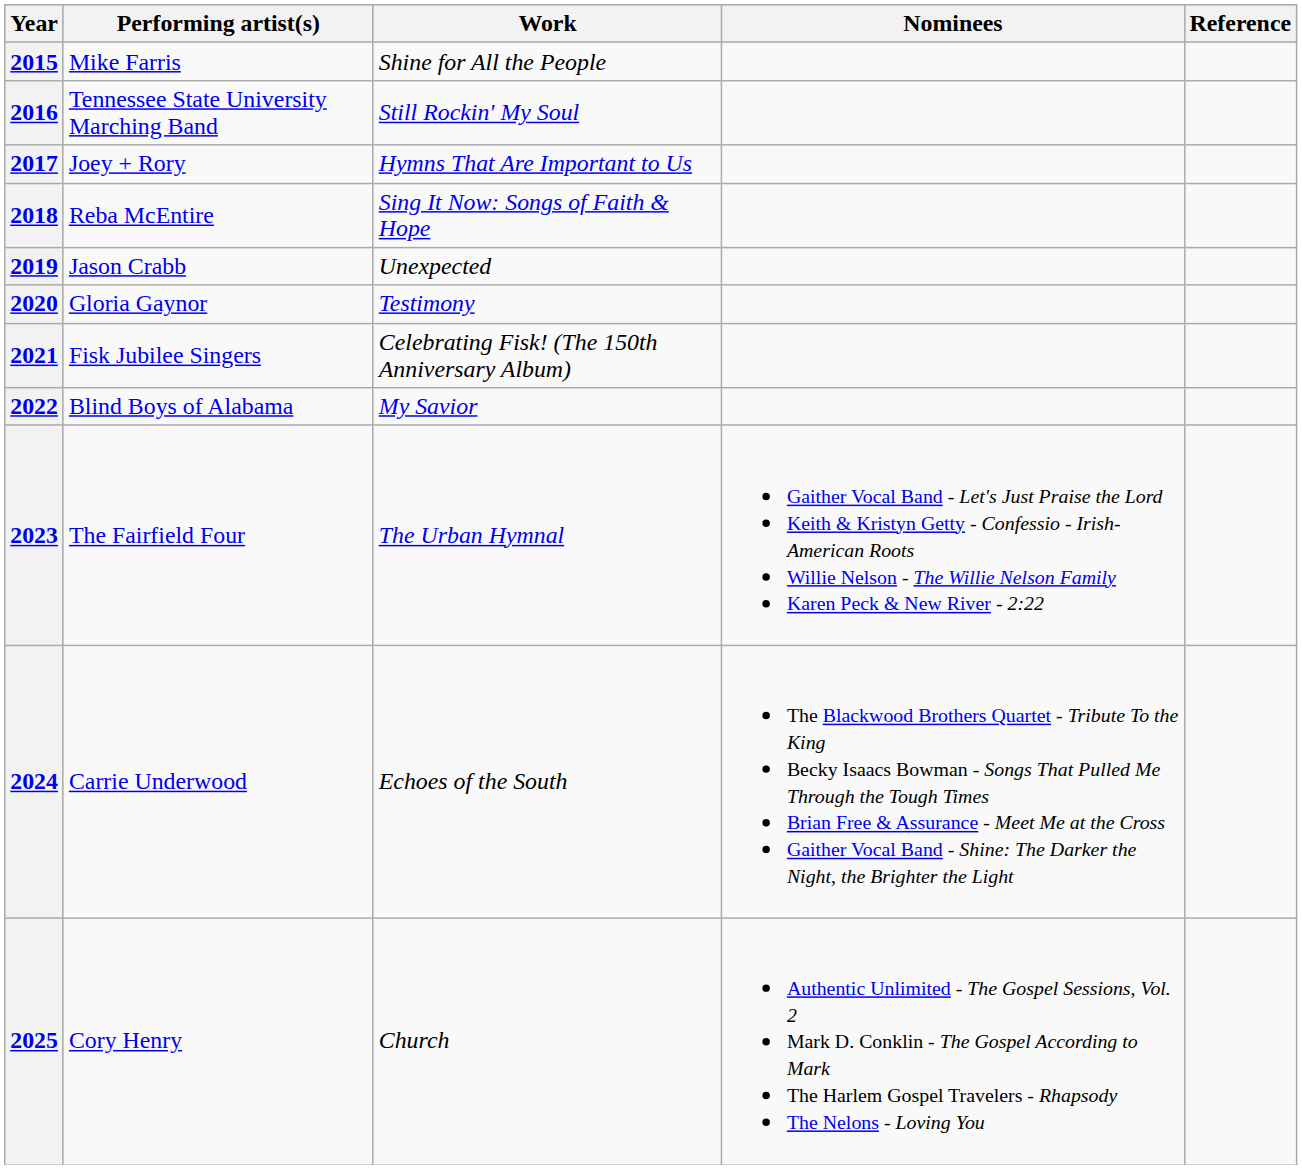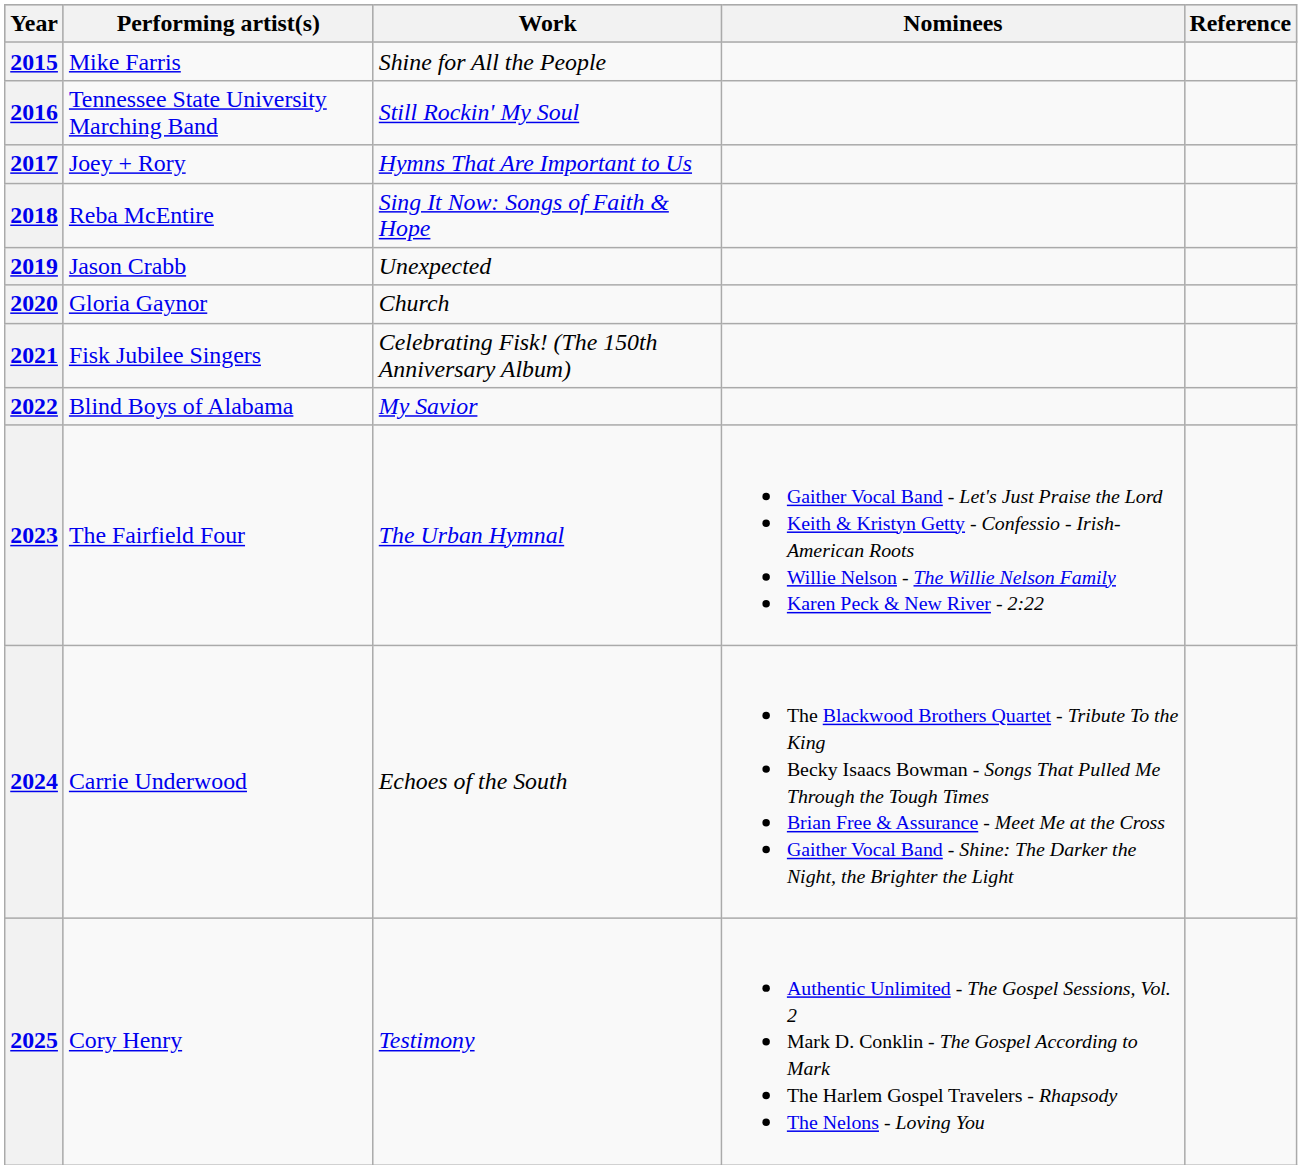(427, 303) Testimony -> (414, 303) Church
(414, 1041) Church -> (427, 1041) Testimony
